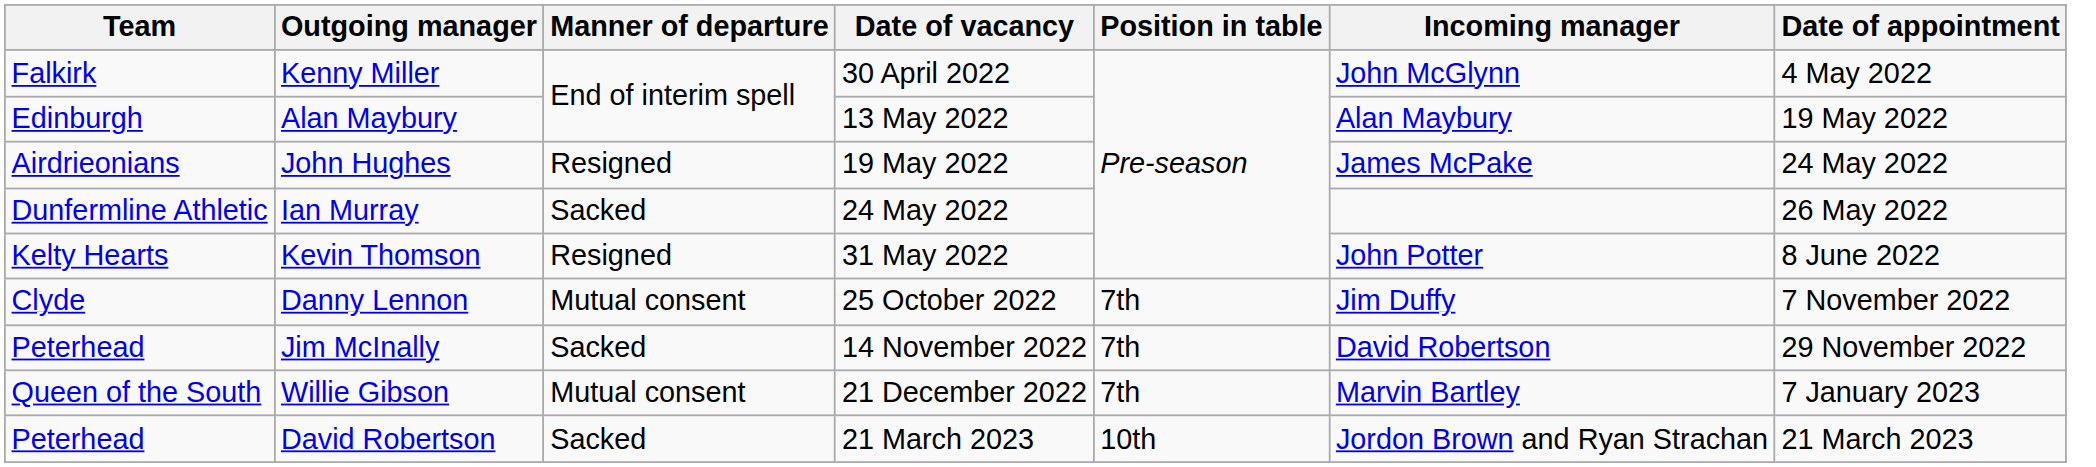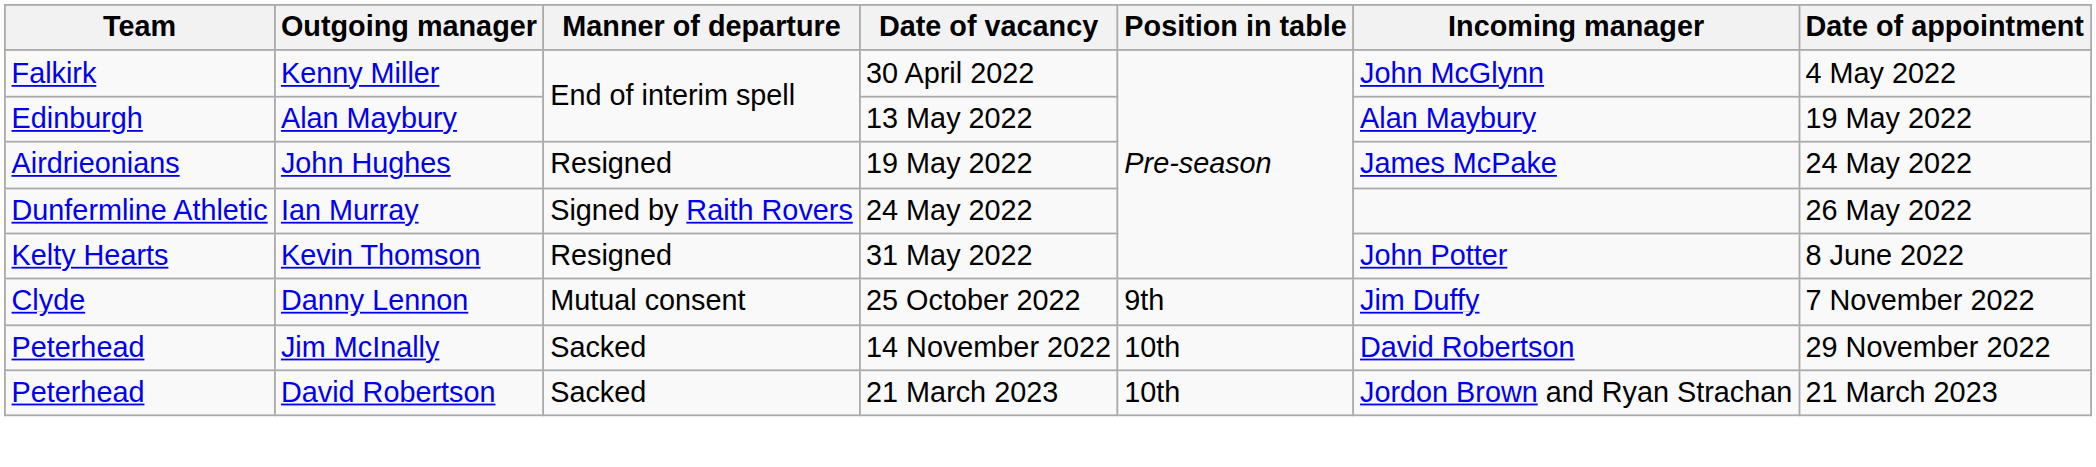(598, 210) Sacked -> (702, 210) Signed by Raith Rovers
(1120, 301) 7th -> (1144, 301) 9th
(1120, 347) 7th -> (1152, 347) 10th
- row: (365, 392)
